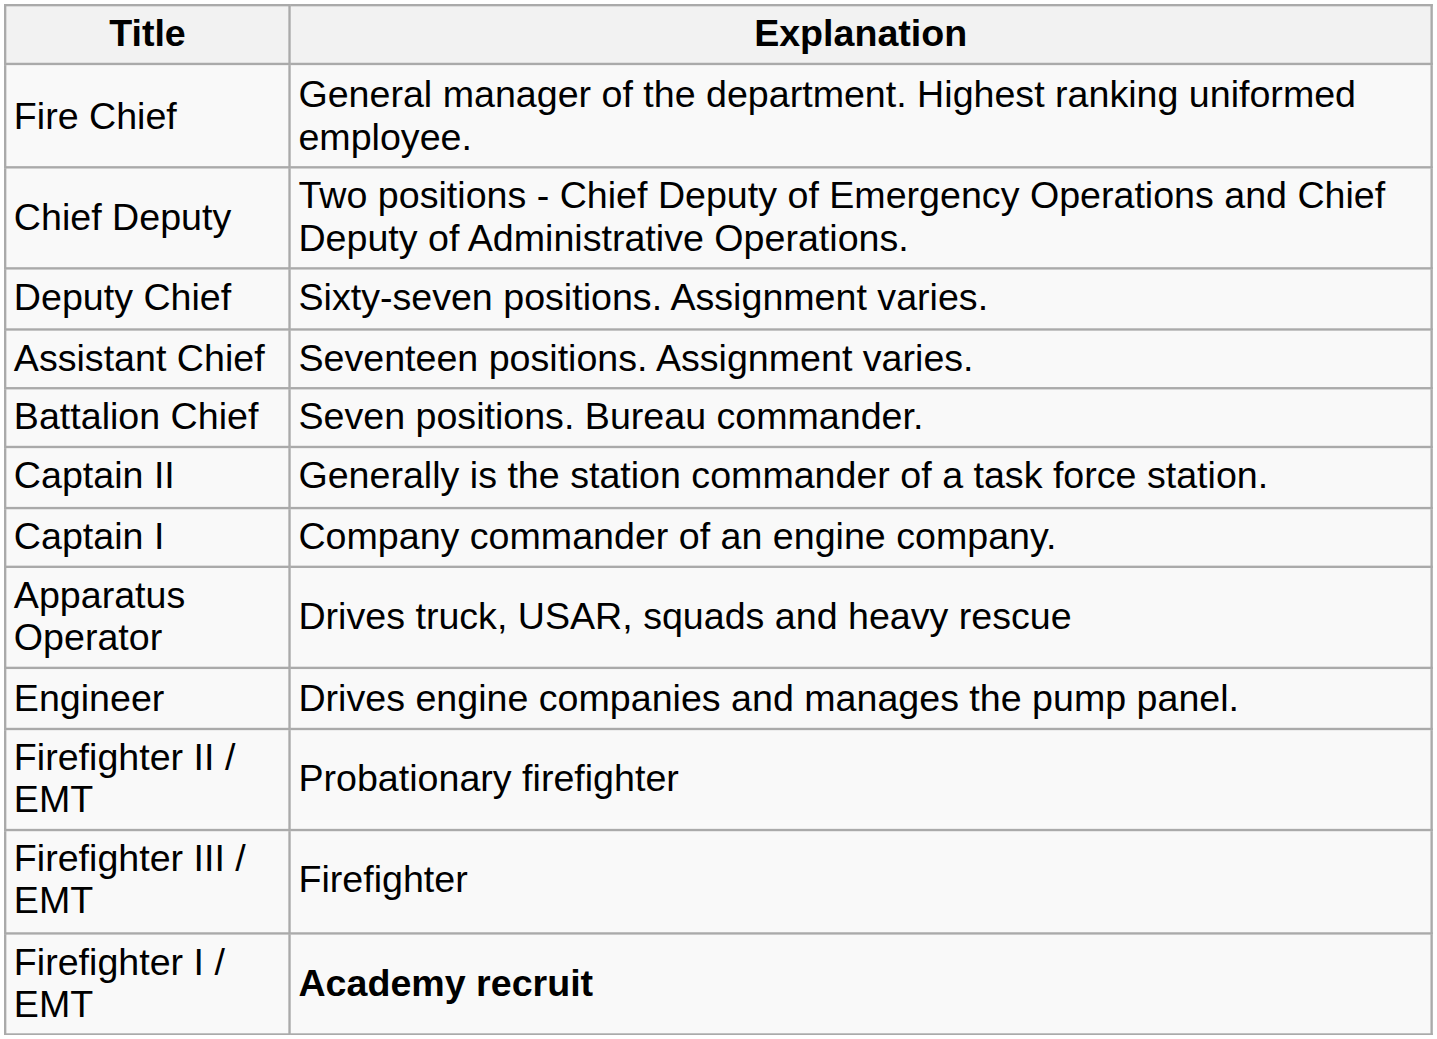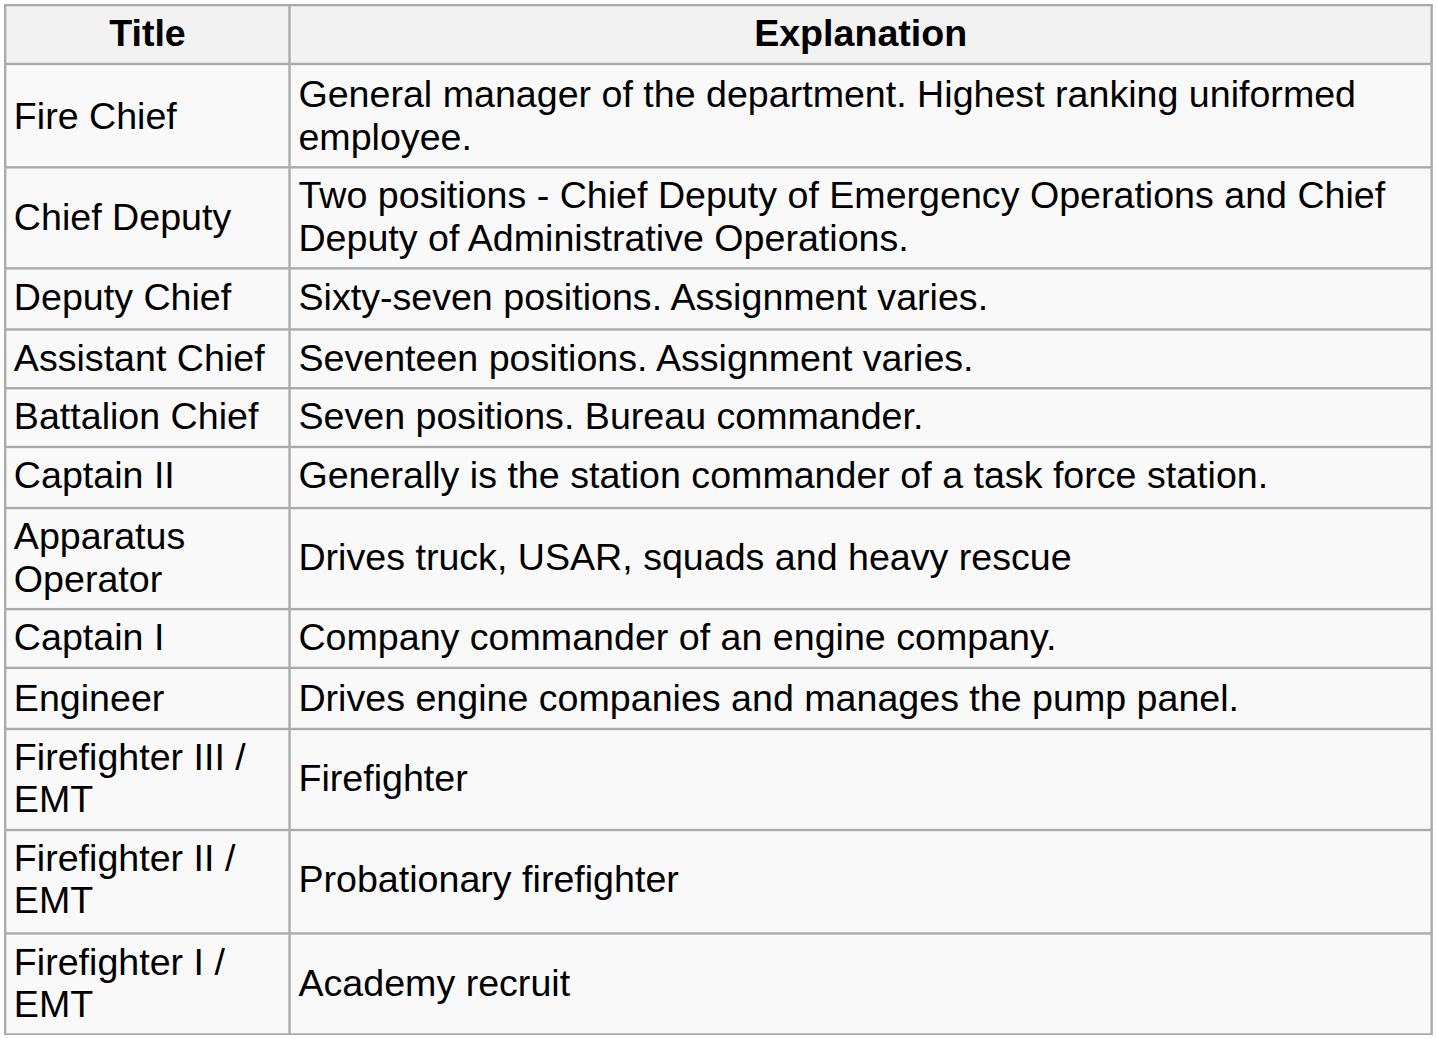rows swapped: (89, 536) <-> (100, 617)
rows swapped: (130, 880) <-> (125, 778)
(446, 982) bold -> (434, 982) normal
